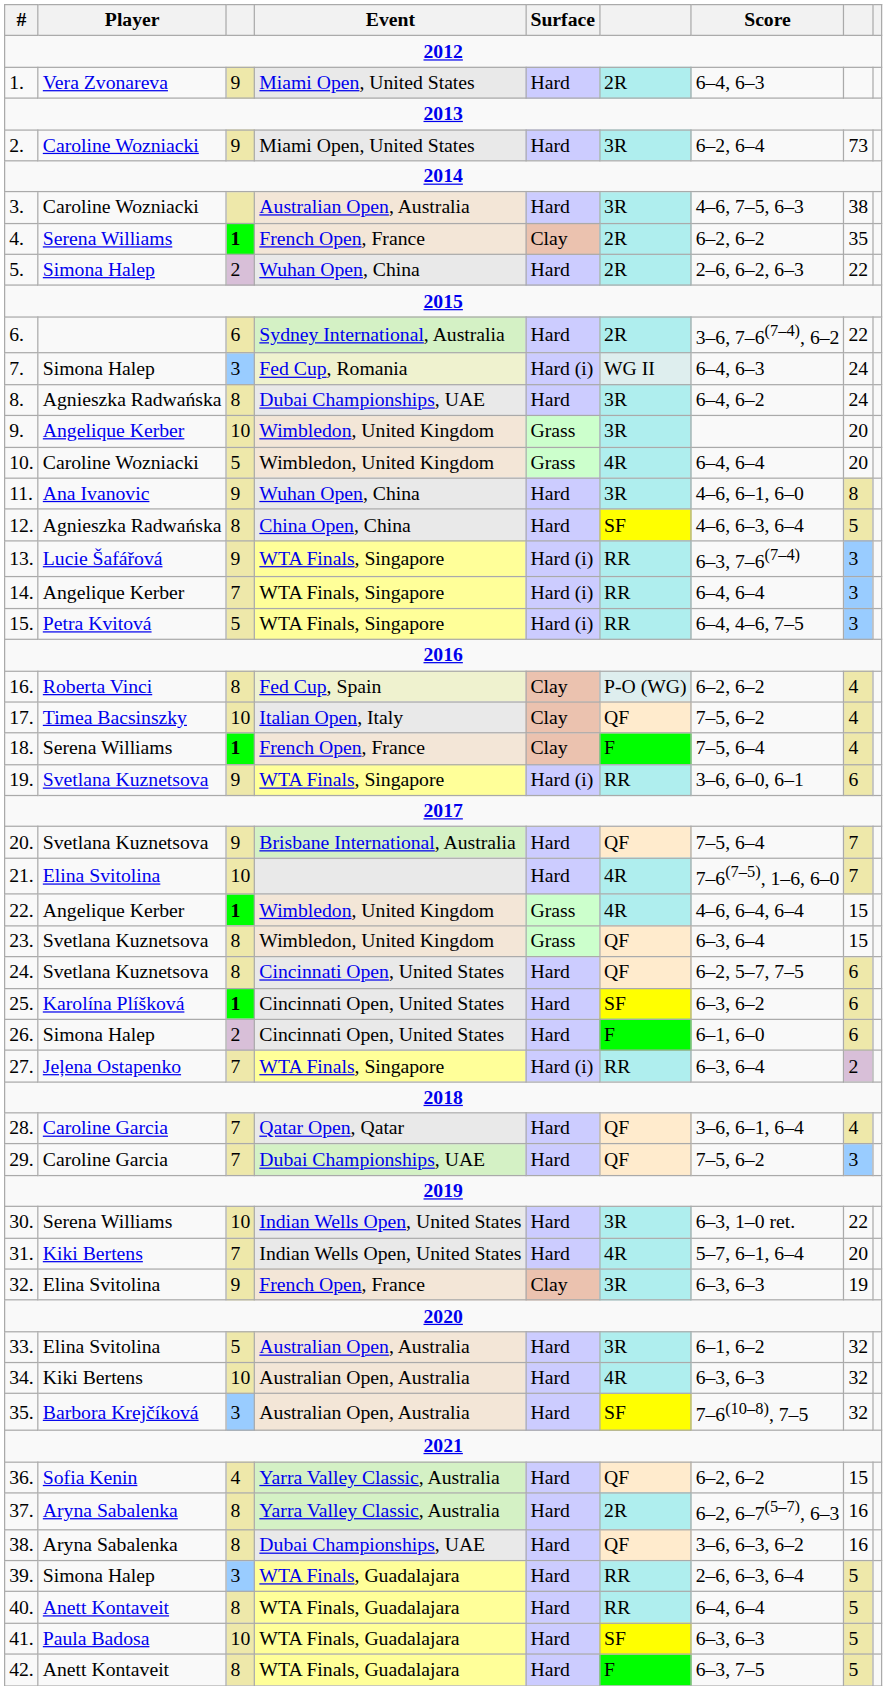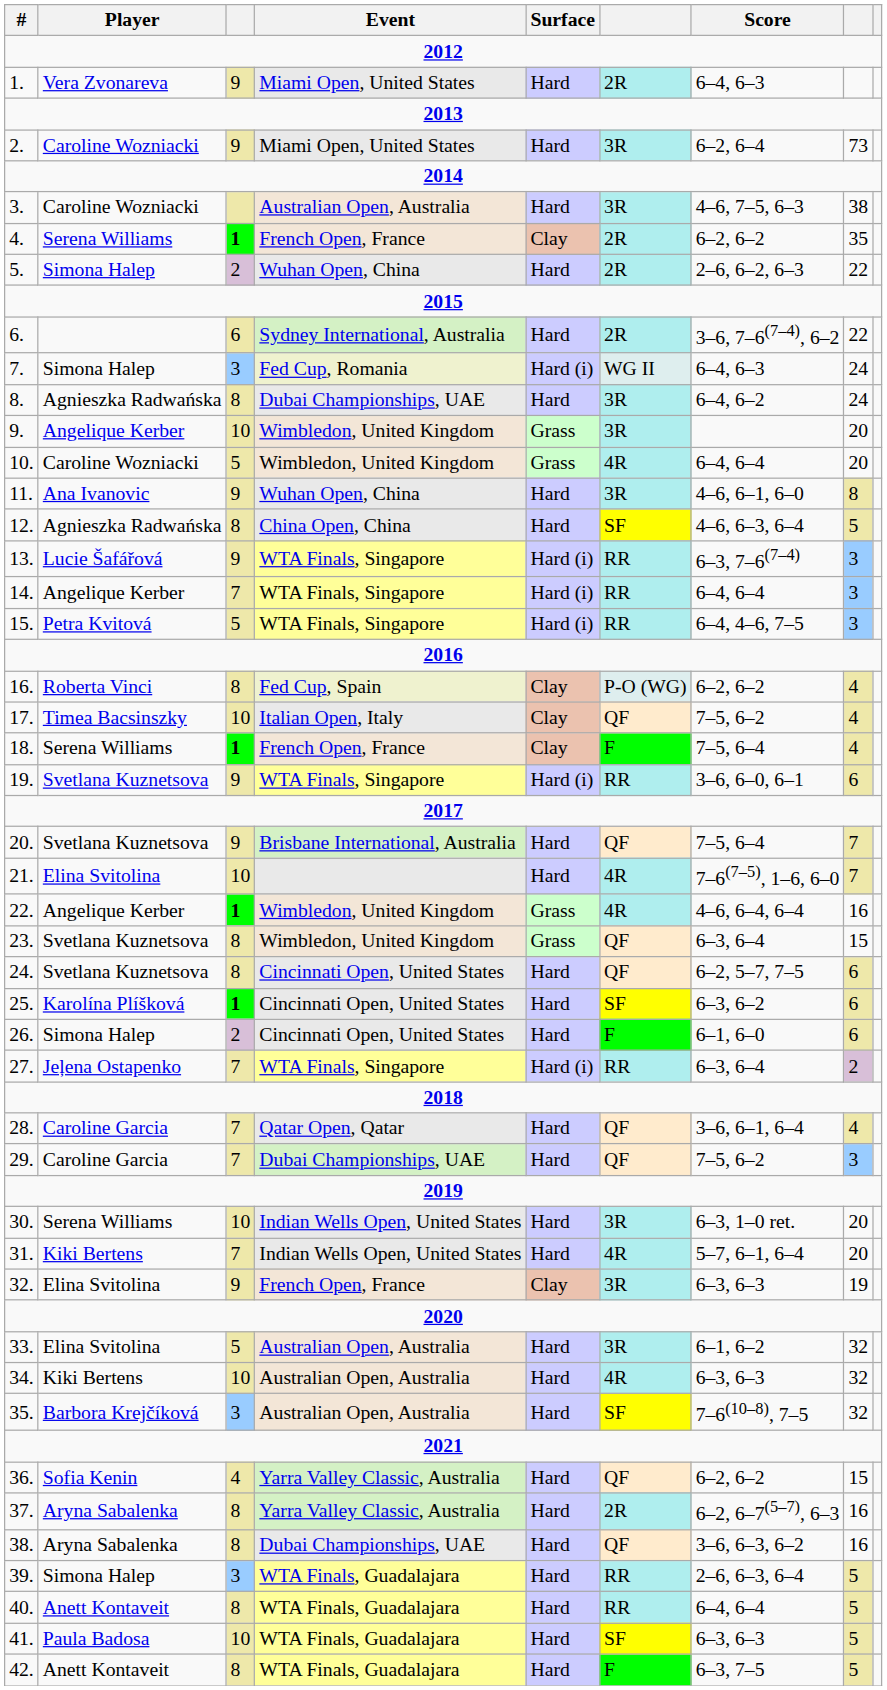(858, 909) 15 -> (858, 909) 16
(858, 1222) 22 -> (858, 1222) 20
